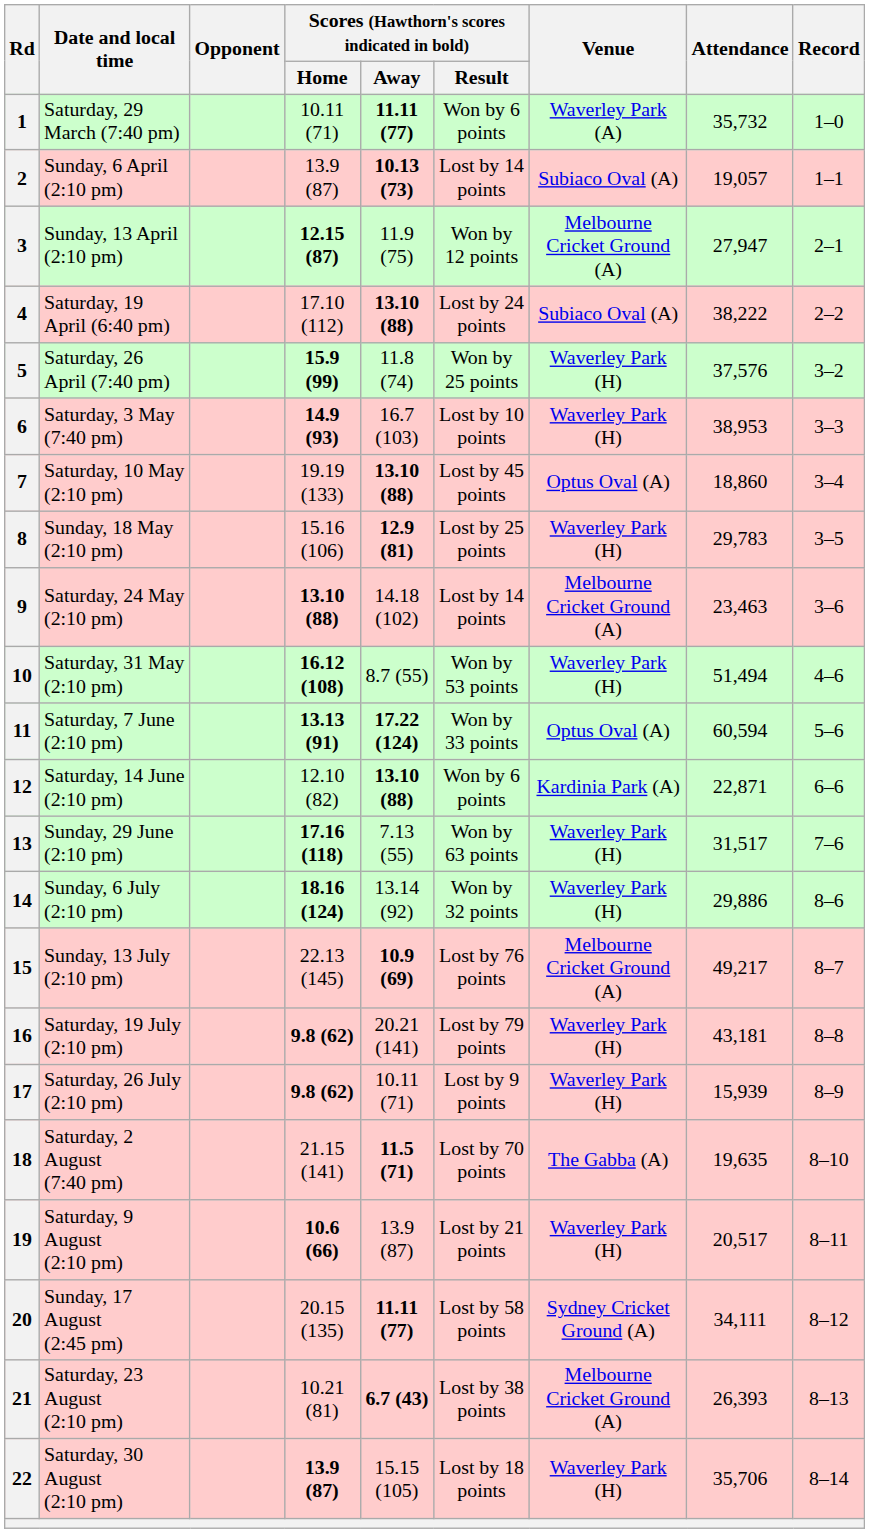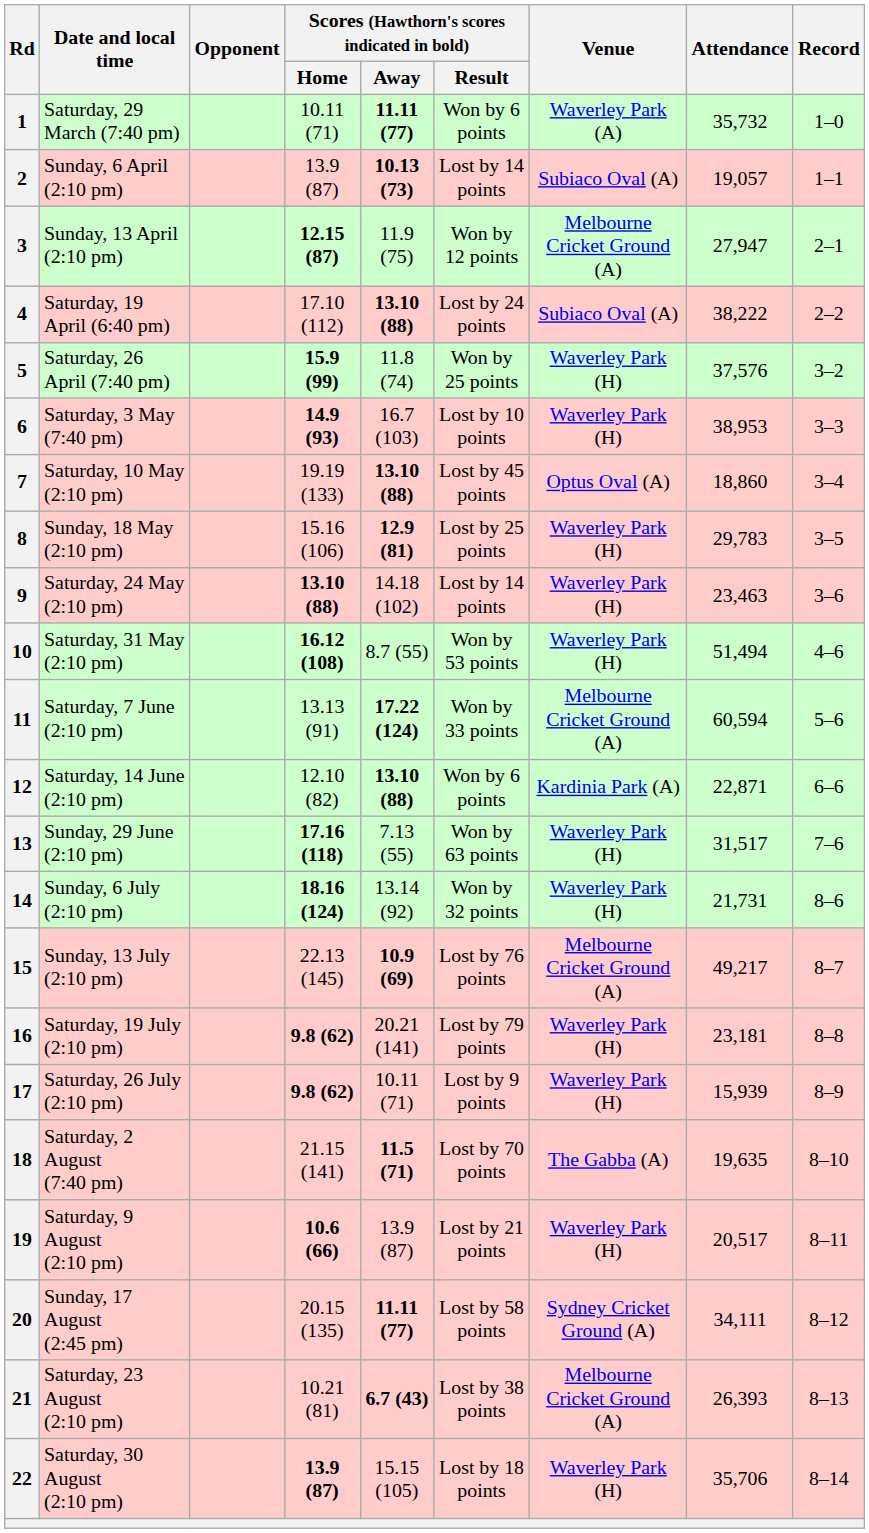(608, 607) Melbourne Cricket Ground (A) -> (608, 595) Waverley Park (H)
(322, 731) bold -> (322, 719) normal
(608, 731) Optus Oval (A) -> (608, 719) Melbourne Cricket Ground (A)
(740, 899) 29,886 -> (740, 899) 21,731
(740, 1035) 43,181 -> (740, 1035) 23,181
